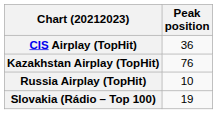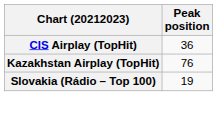- row: (83, 81)
